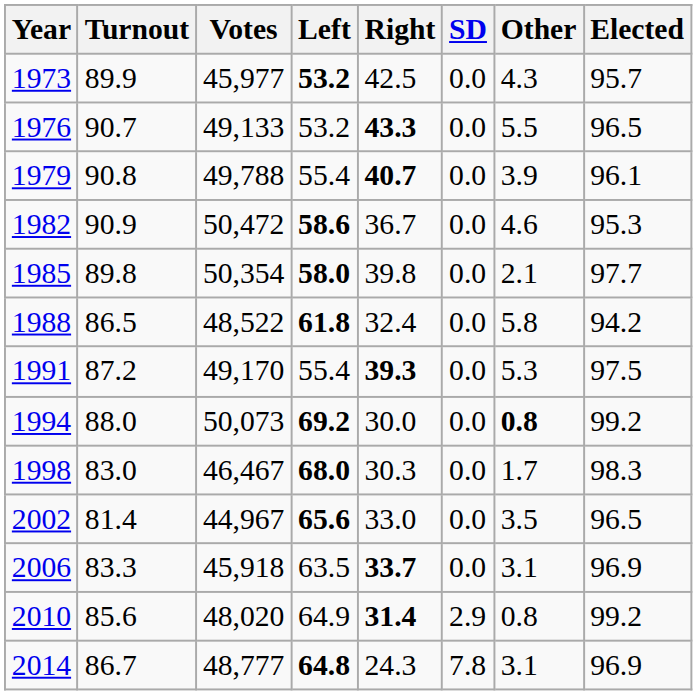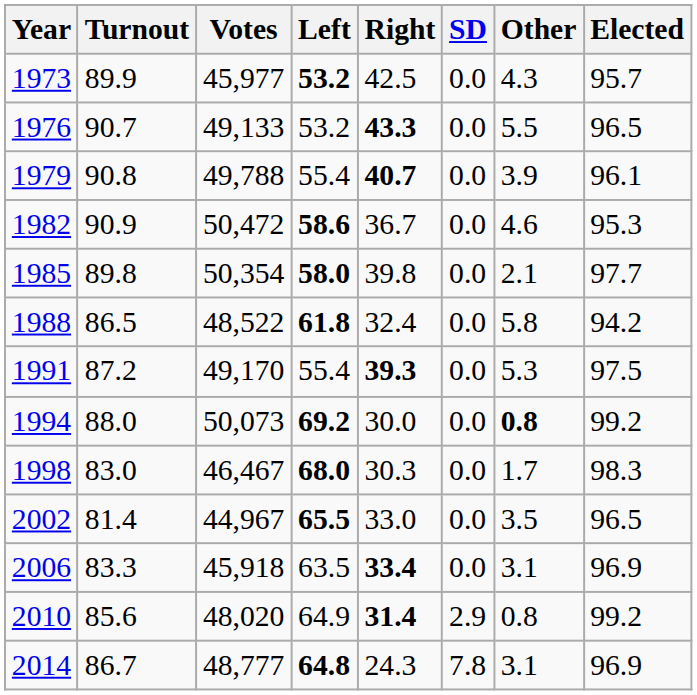(324, 517) 65.6 -> (324, 517) 65.5
(390, 566) 33.7 -> (390, 566) 33.4
